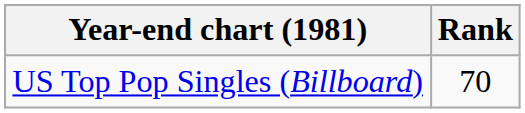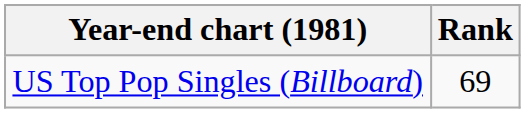(475, 81) 70 -> (475, 81) 69
